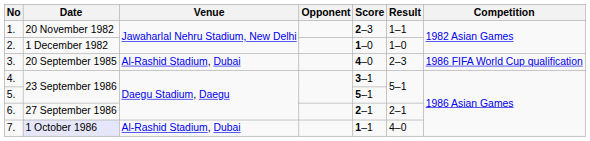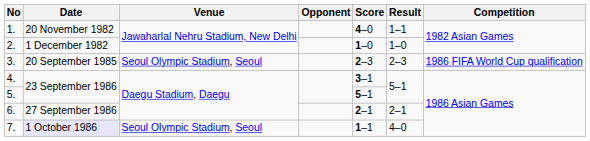(364, 29) 2–3 -> (364, 29) 4–0
(181, 62) Al-Rashid Stadium, Dubai -> (192, 62) Seoul Olympic Stadium, Seoul
(364, 62) 4–0 -> (364, 62) 2–3
(181, 128) Al-Rashid Stadium, Dubai -> (192, 128) Seoul Olympic Stadium, Seoul
